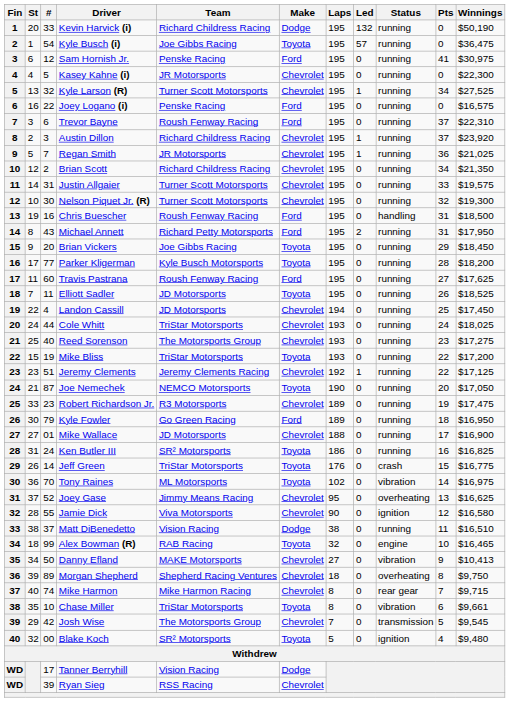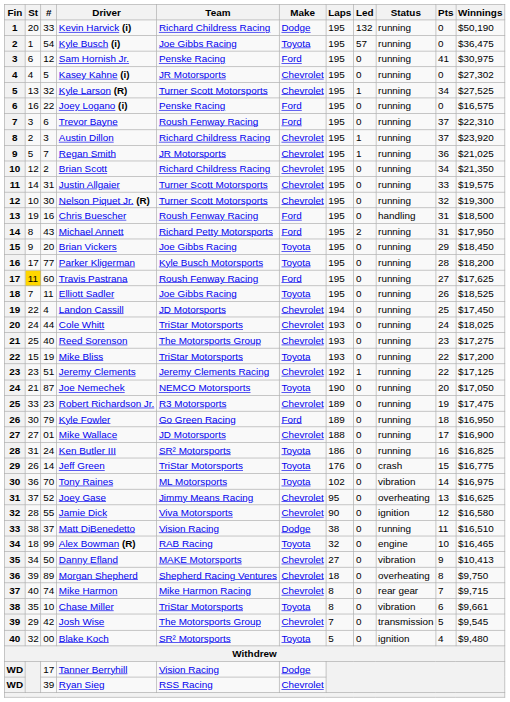(476, 75) $22,300 -> (476, 75) $27,302
(33, 278) no background -> (33, 278) gold background
(192, 294) JD Motorsports -> (198, 294) Joe Gibbs Racing
